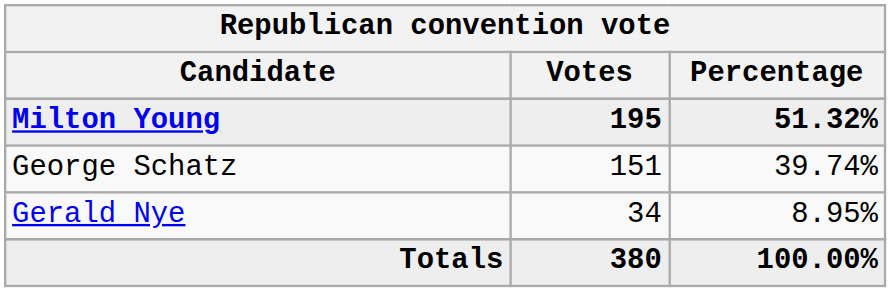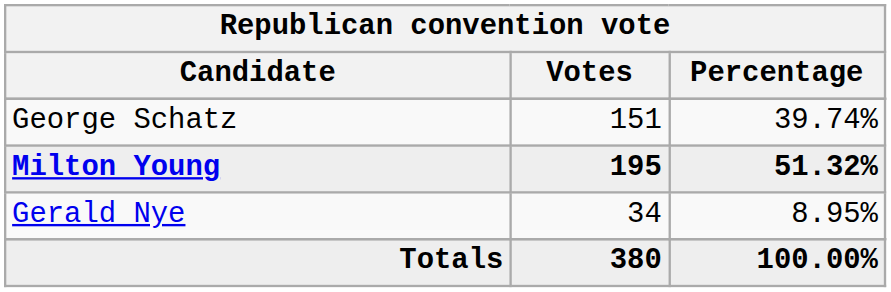rows swapped: (116, 122) <-> (125, 169)
